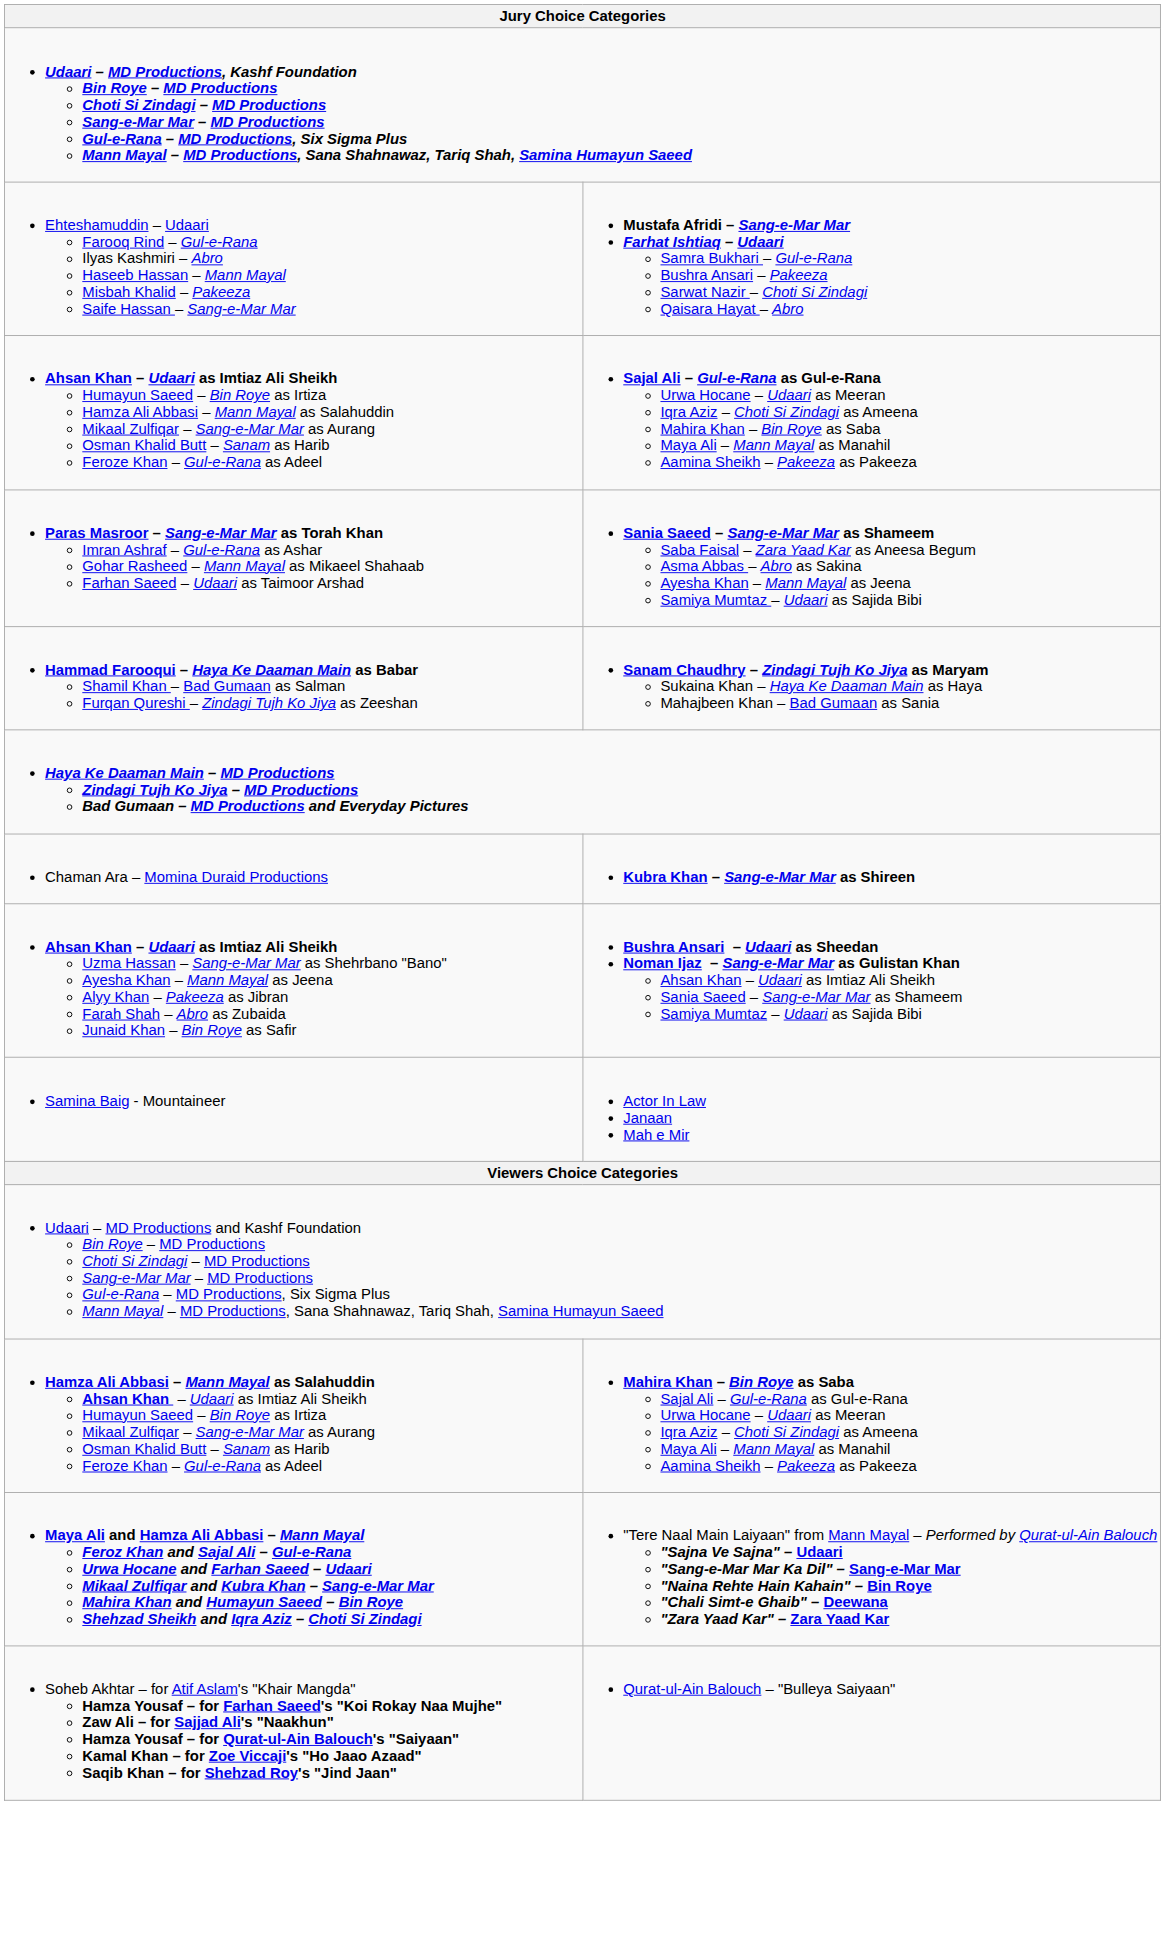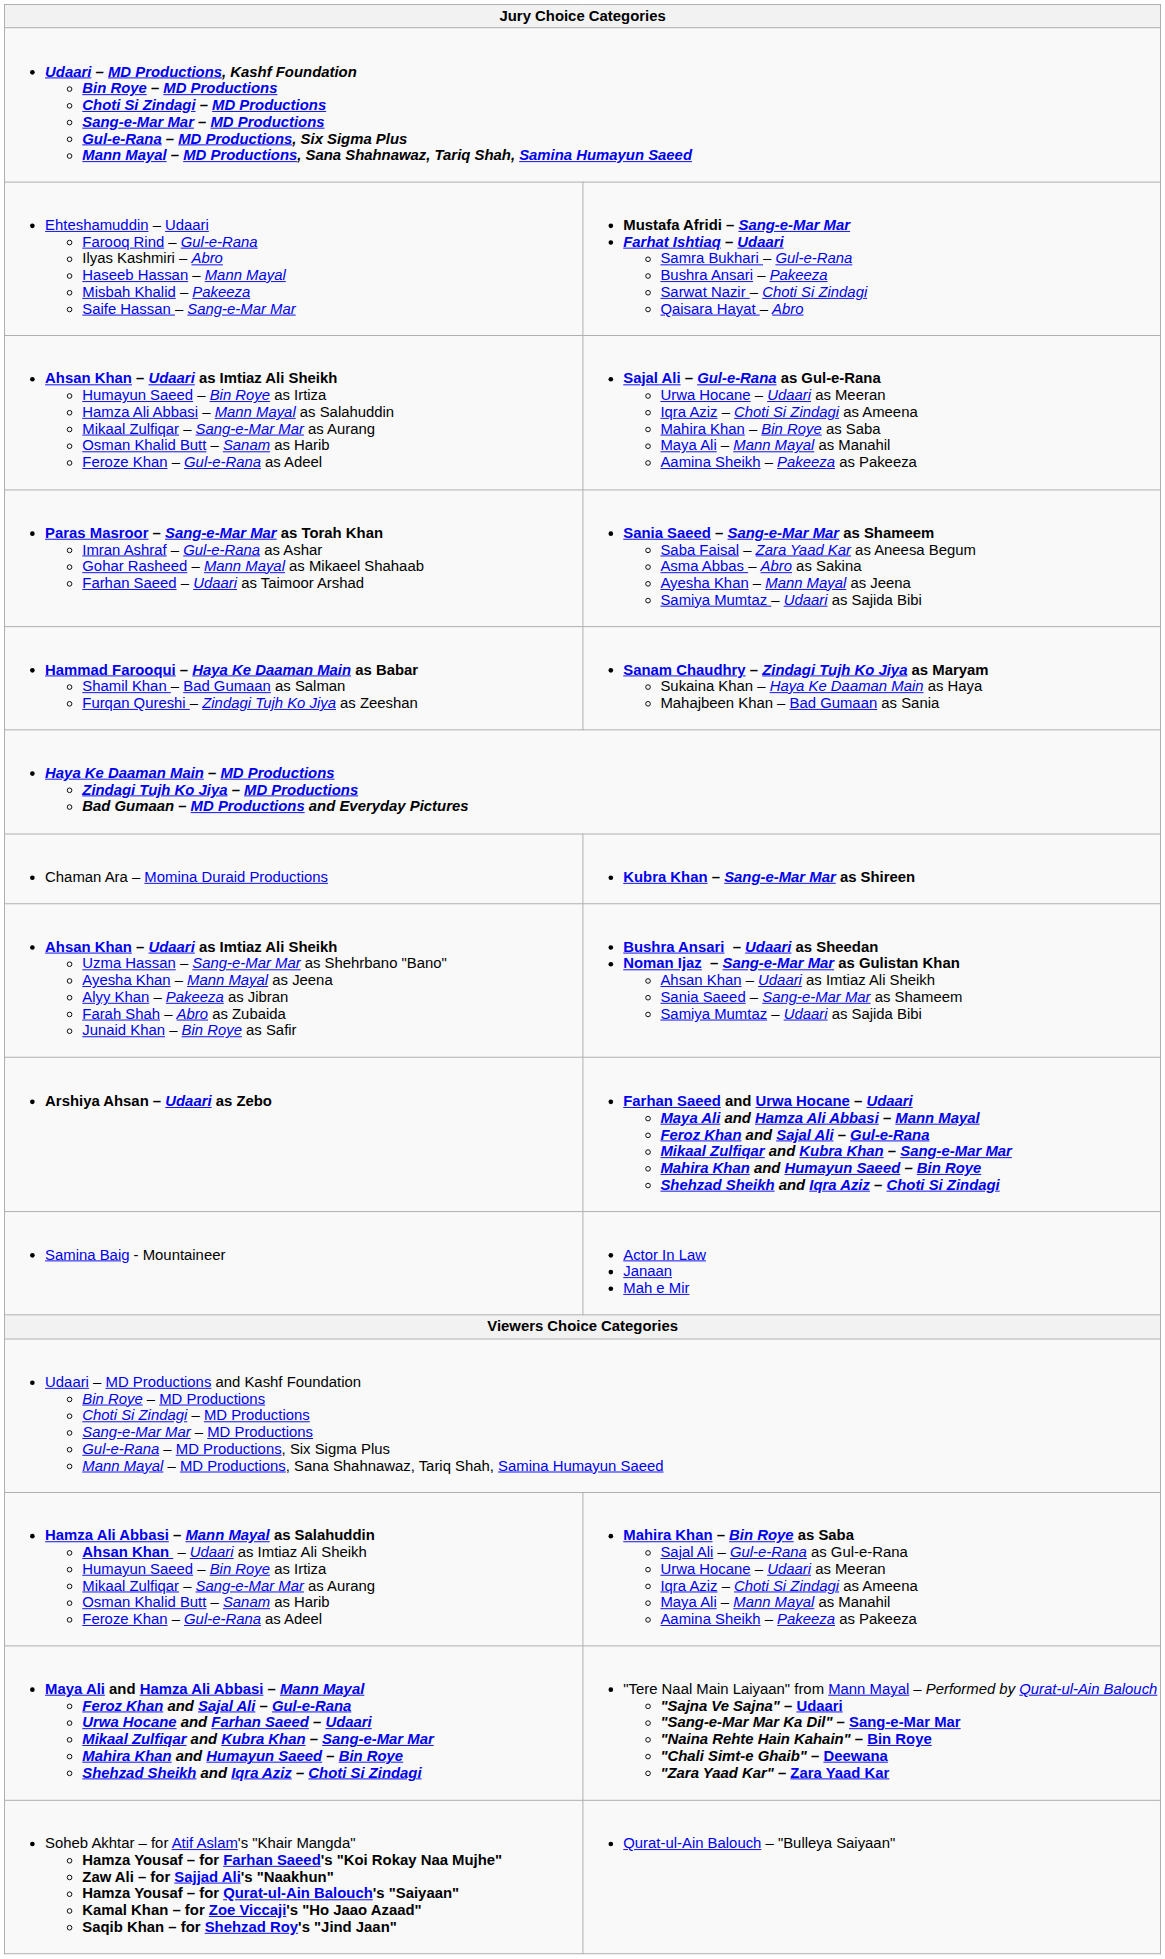+ row: (294, 1101)
